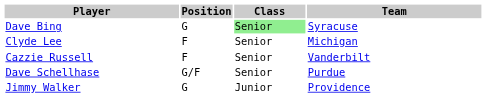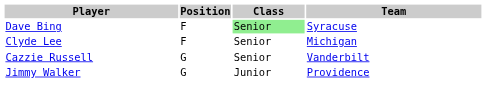(185, 27) G -> (183, 27) F
(185, 57) F -> (183, 57) G
- row: (52, 72)
